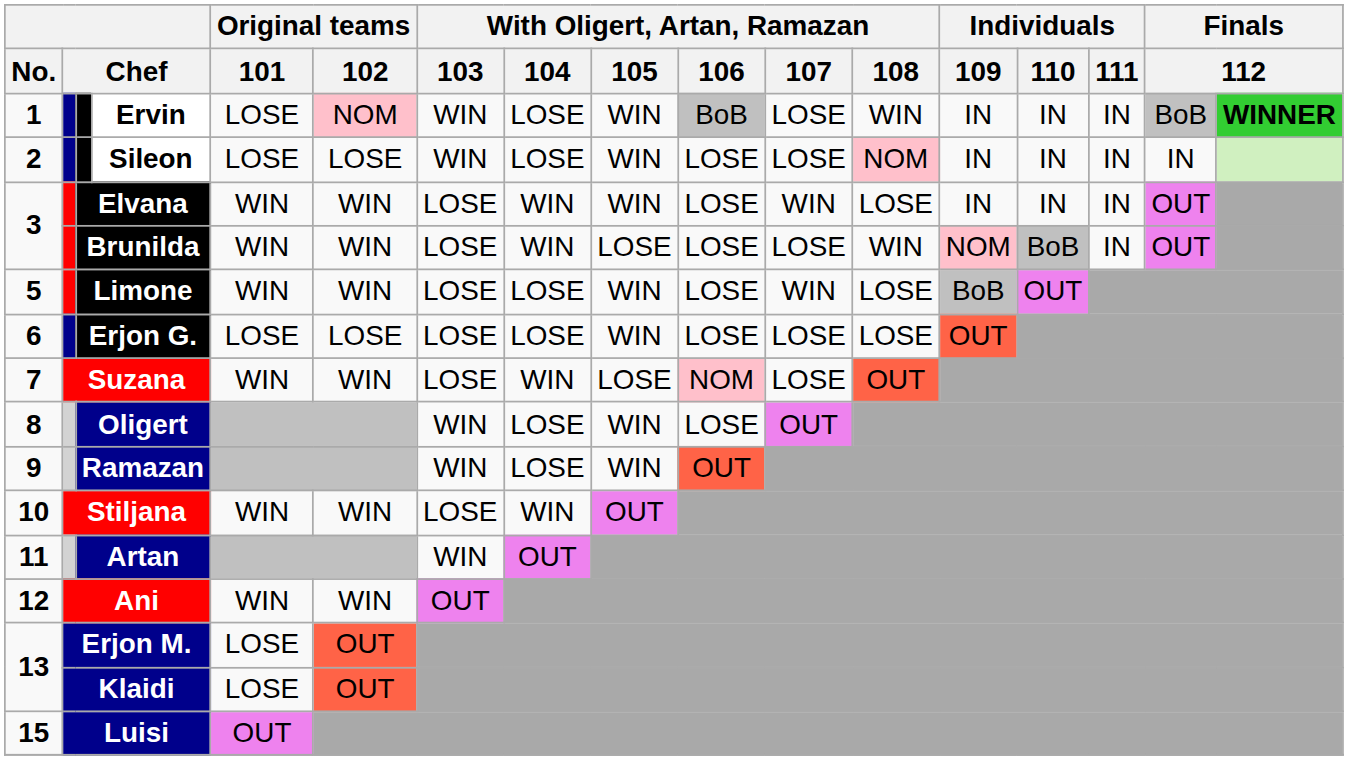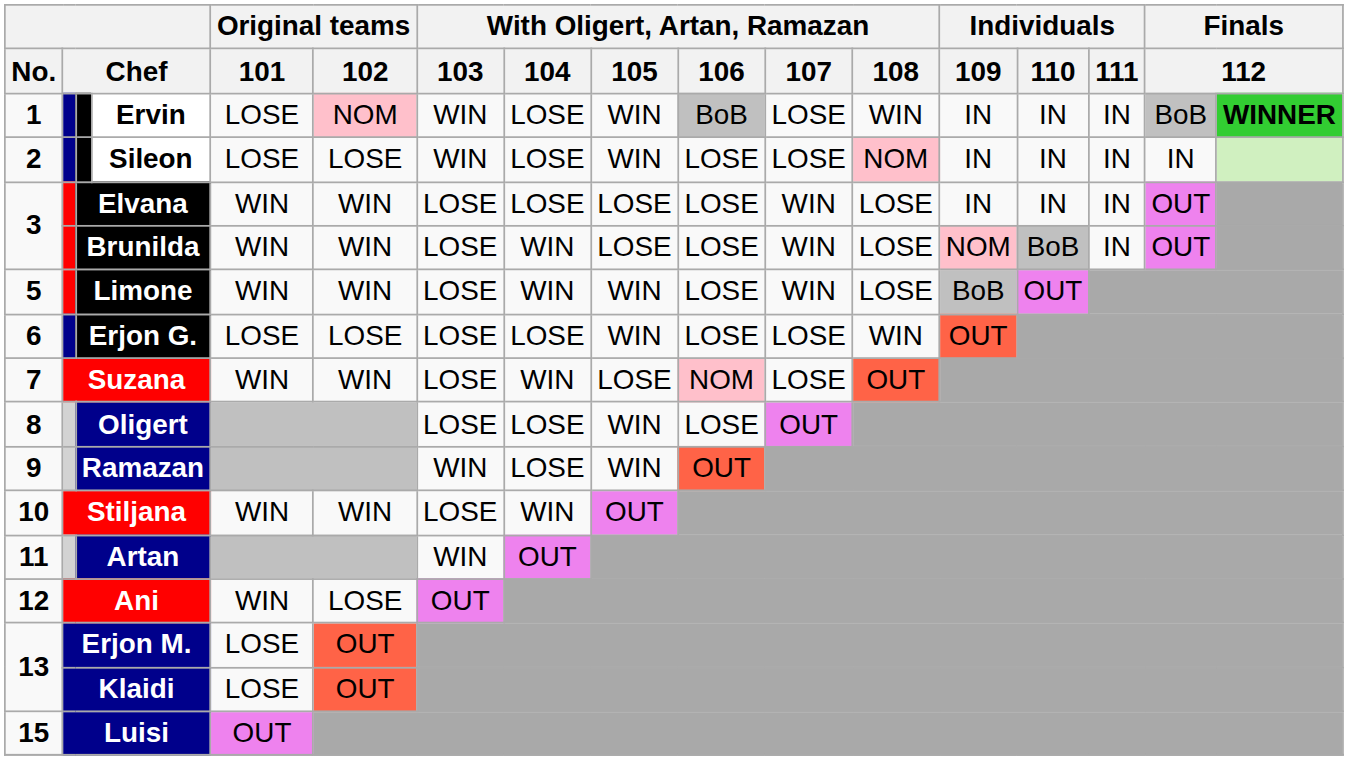(547, 203) WIN -> (547, 203) LOSE
(634, 203) WIN -> (634, 203) LOSE
(809, 247) LOSE -> (809, 247) WIN
(896, 247) WIN -> (896, 247) LOSE
(547, 291) LOSE -> (547, 291) WIN
(896, 335) LOSE -> (896, 335) WIN
(460, 423) WIN -> (460, 423) LOSE
(365, 600) WIN -> (365, 600) LOSE
